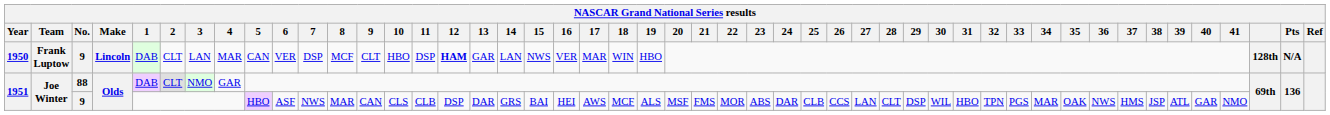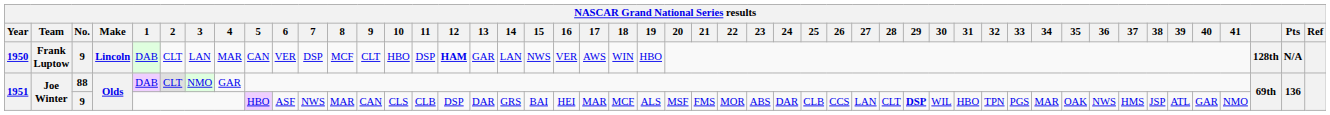(594, 57) MAR -> (594, 57) AWS
(594, 101) AWS -> (594, 101) MAR
(916, 101) normal -> (916, 101) bold
